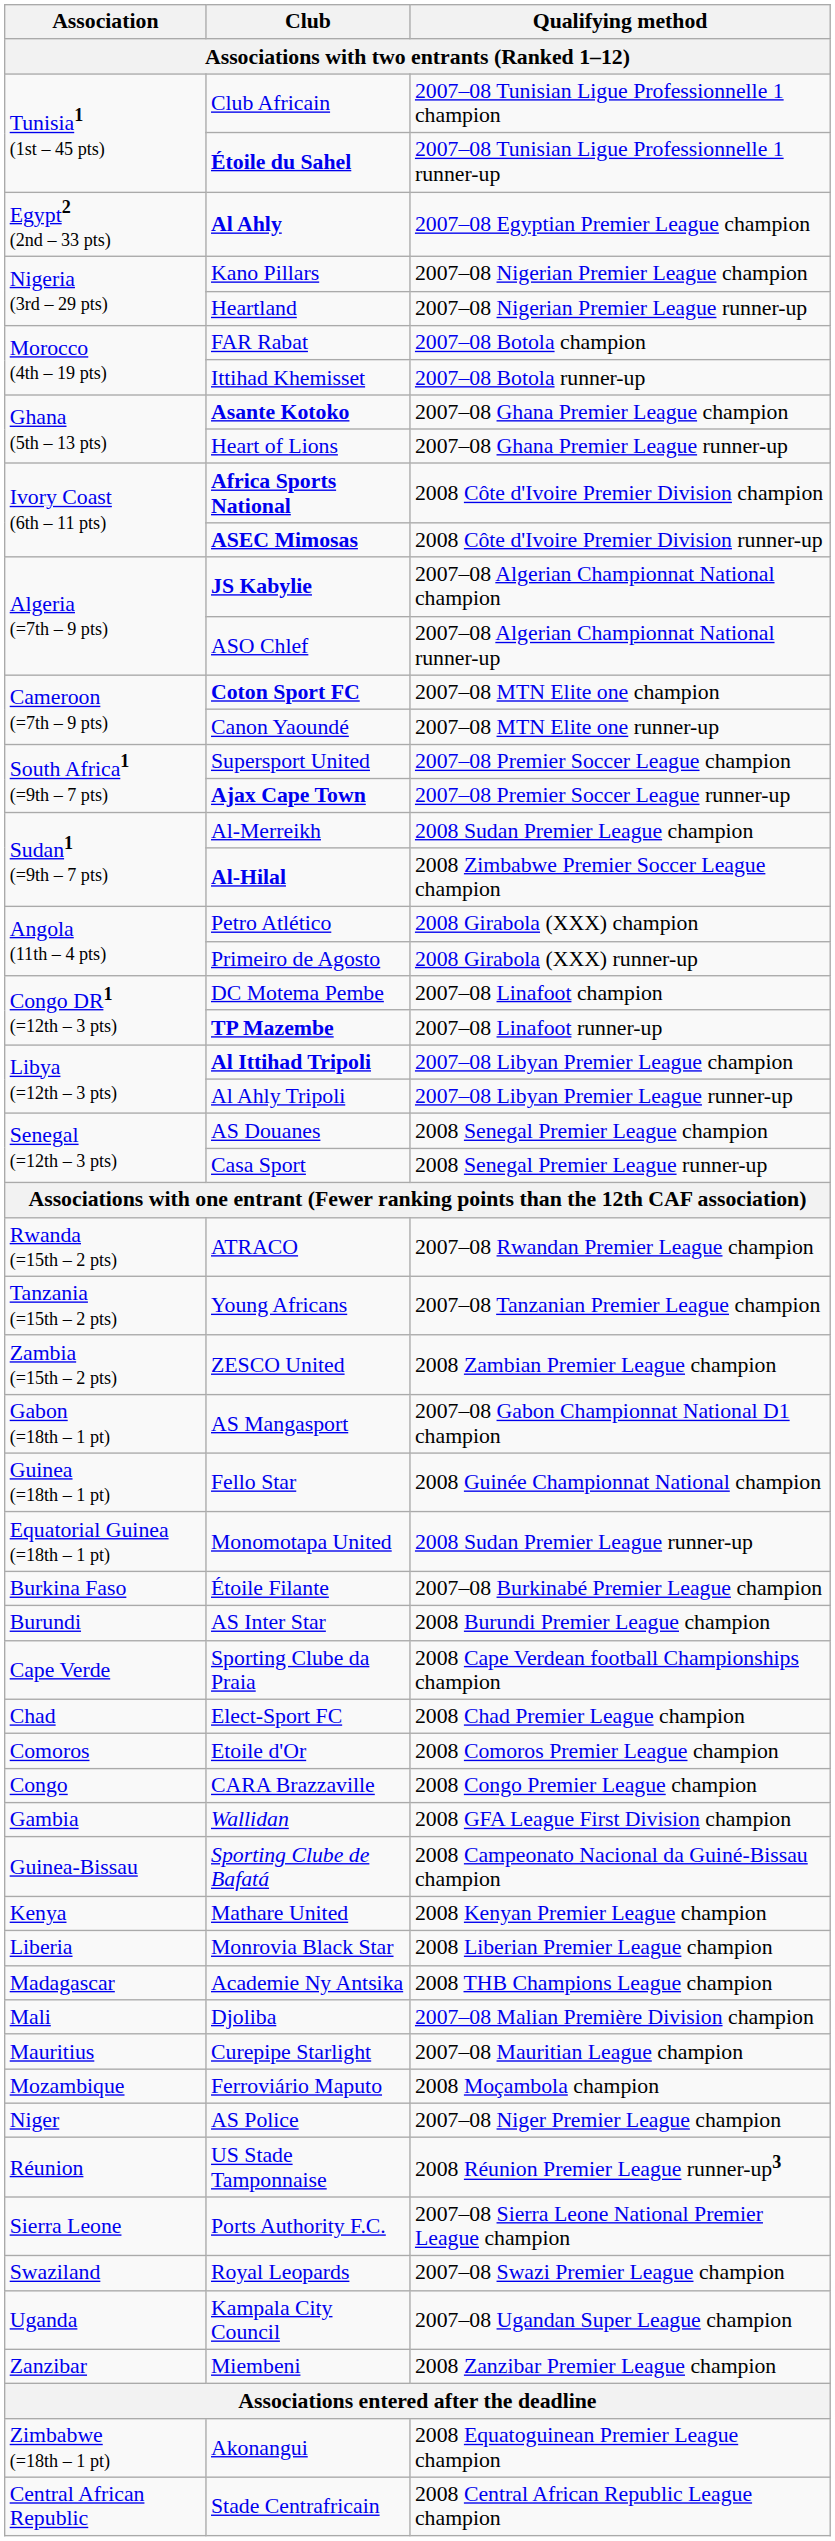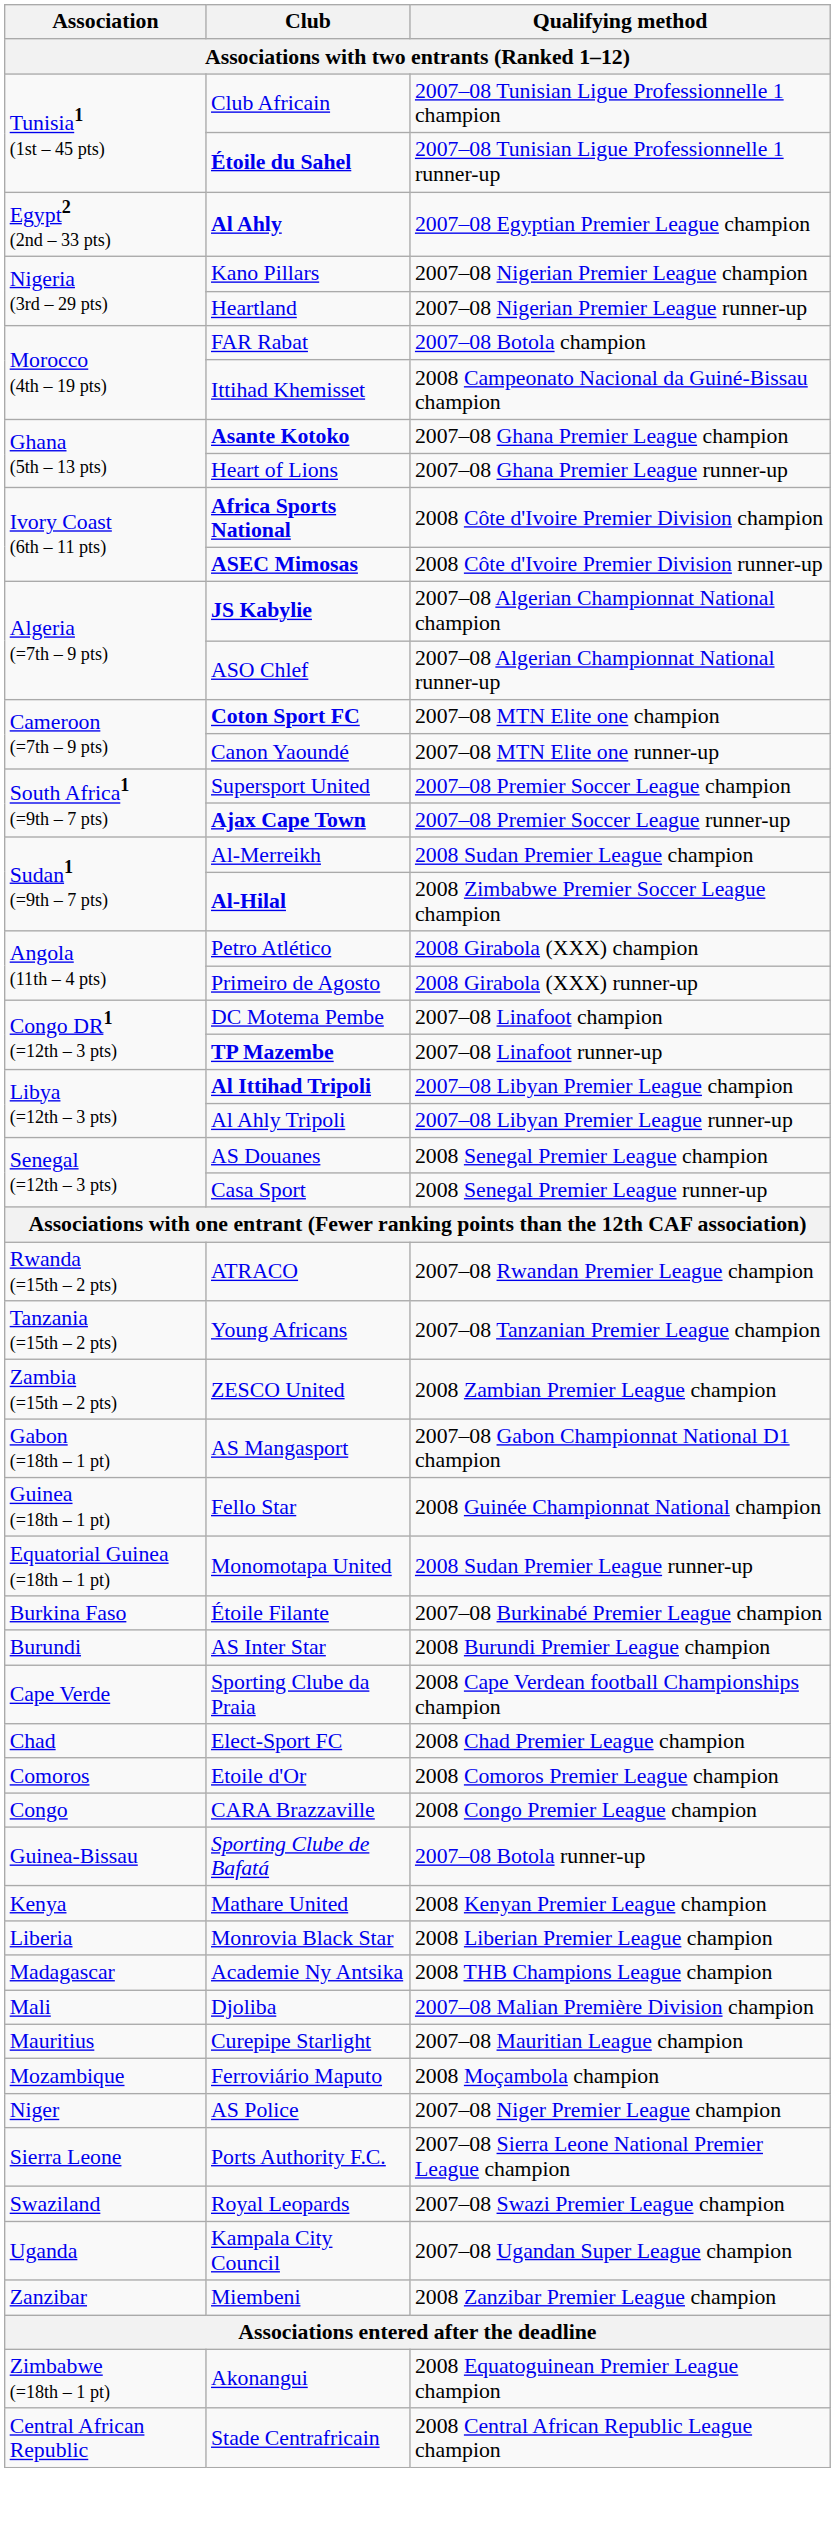(530, 377) 2007–08 Botola runner-up -> (611, 389) 2008 Campeonato Nacional da Guiné-Bissau champion
- row: (250, 1819)
(611, 1866) 2008 Campeonato Nacional da Guiné-Bissau champion -> (530, 1856) 2007–08 Botola runner-up
- row: (269, 2167)
